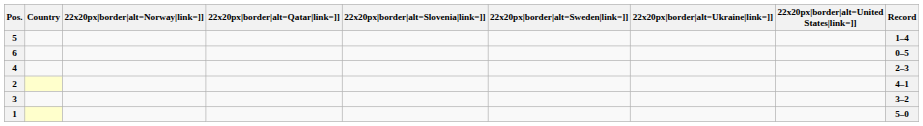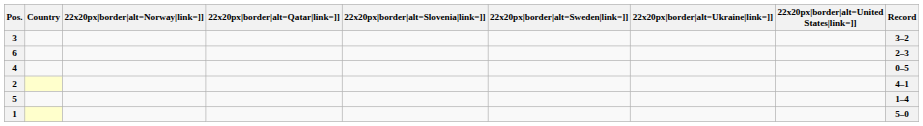rows swapped: (15, 99) <-> (15, 38)
(902, 53) 0–5 -> (902, 53) 2–3
(902, 68) 2–3 -> (902, 68) 0–5
